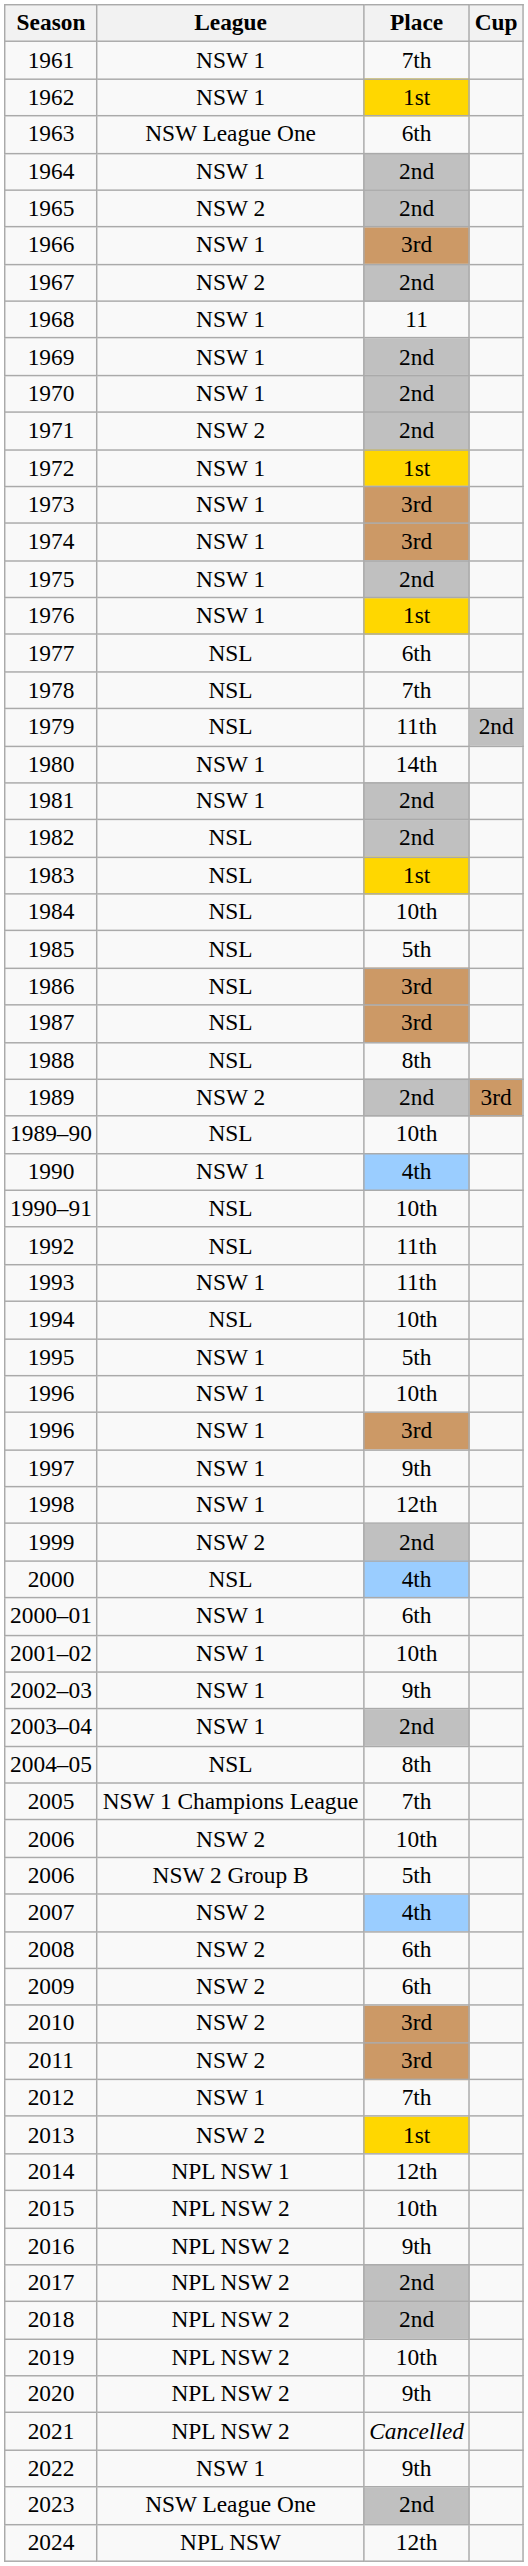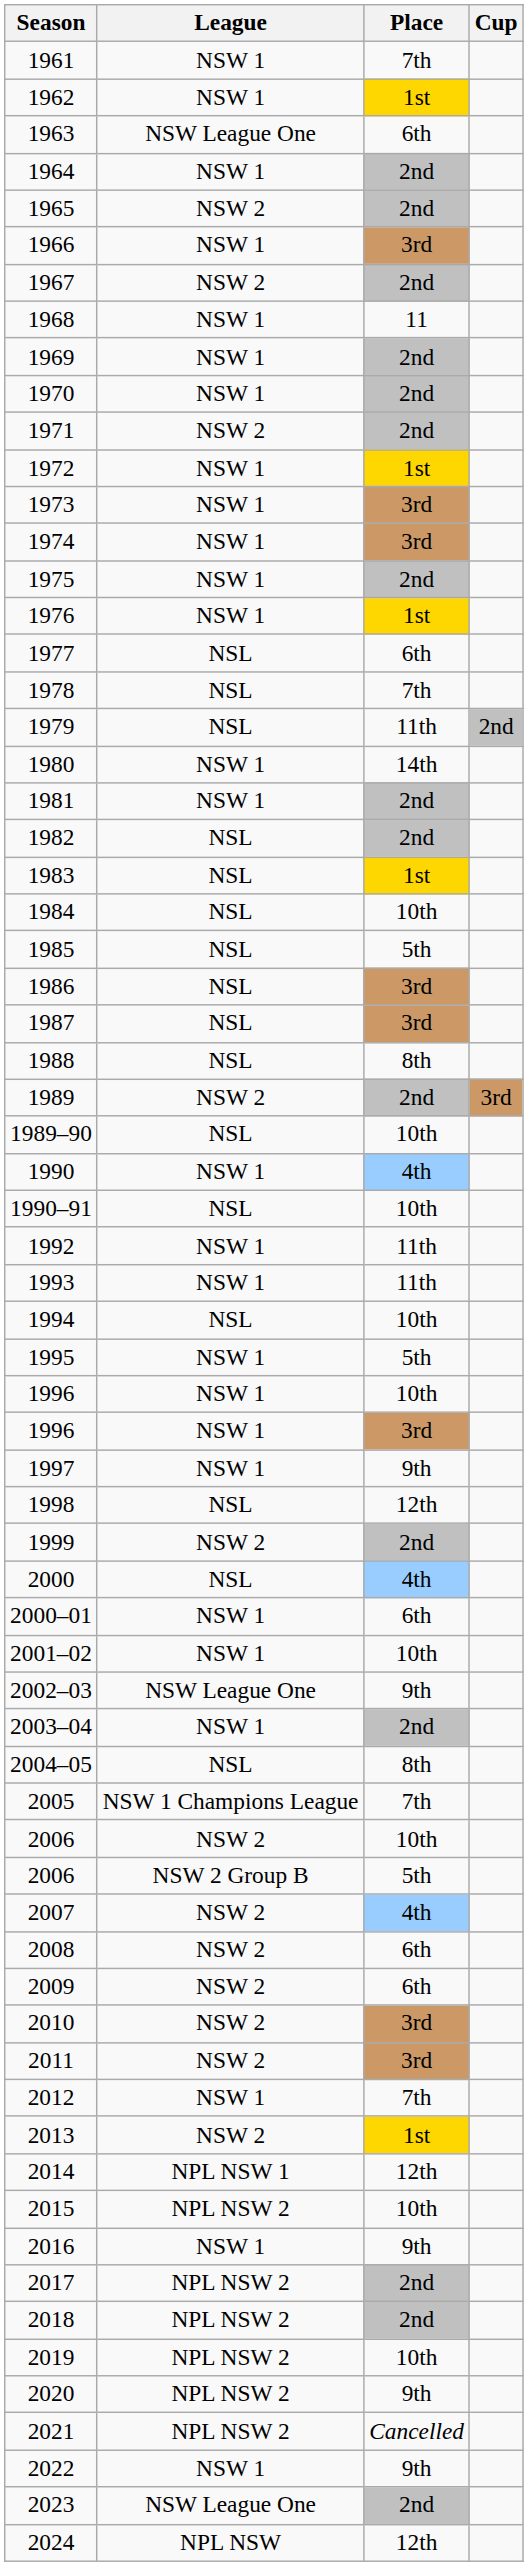(231, 1245) NSL -> (231, 1245) NSW 1
(231, 1504) NSW 1 -> (231, 1504) NSL
(231, 1690) NSW 1 -> (231, 1690) NSW League One
(231, 2245) NPL NSW 2 -> (231, 2245) NSW 1
